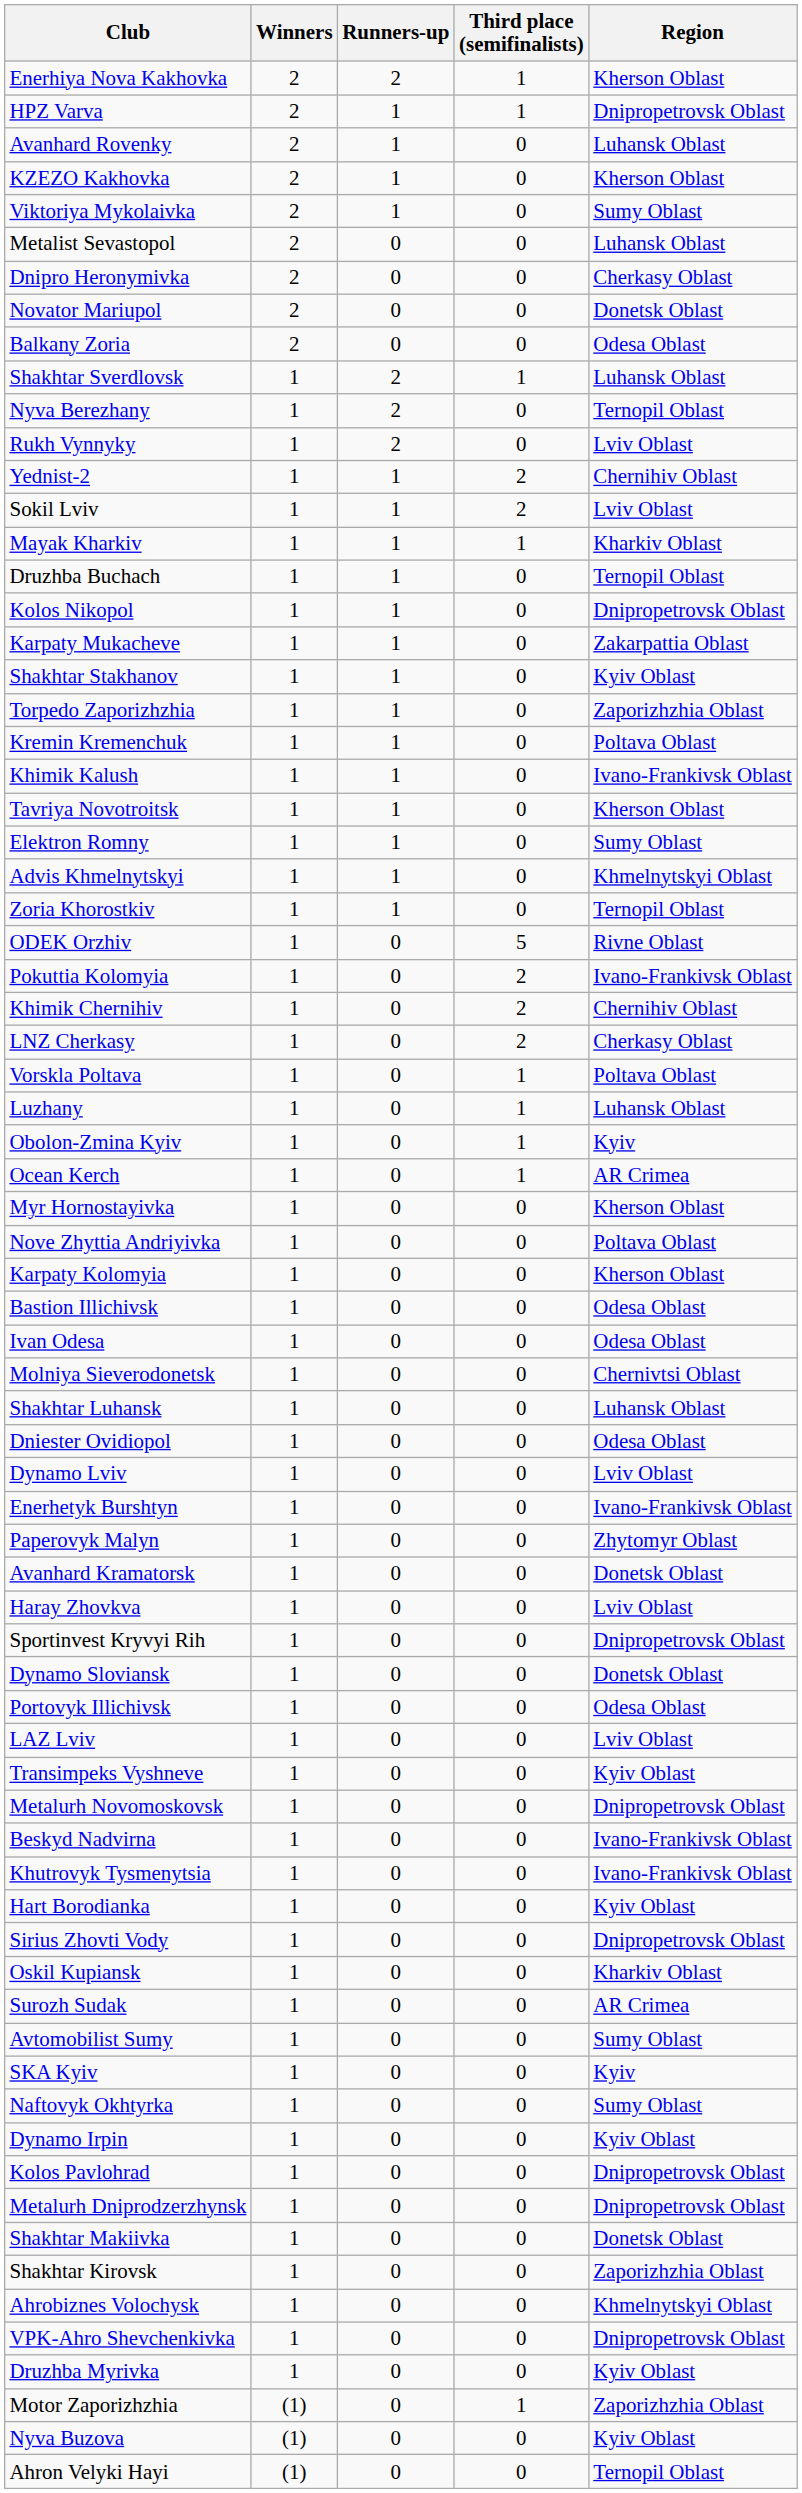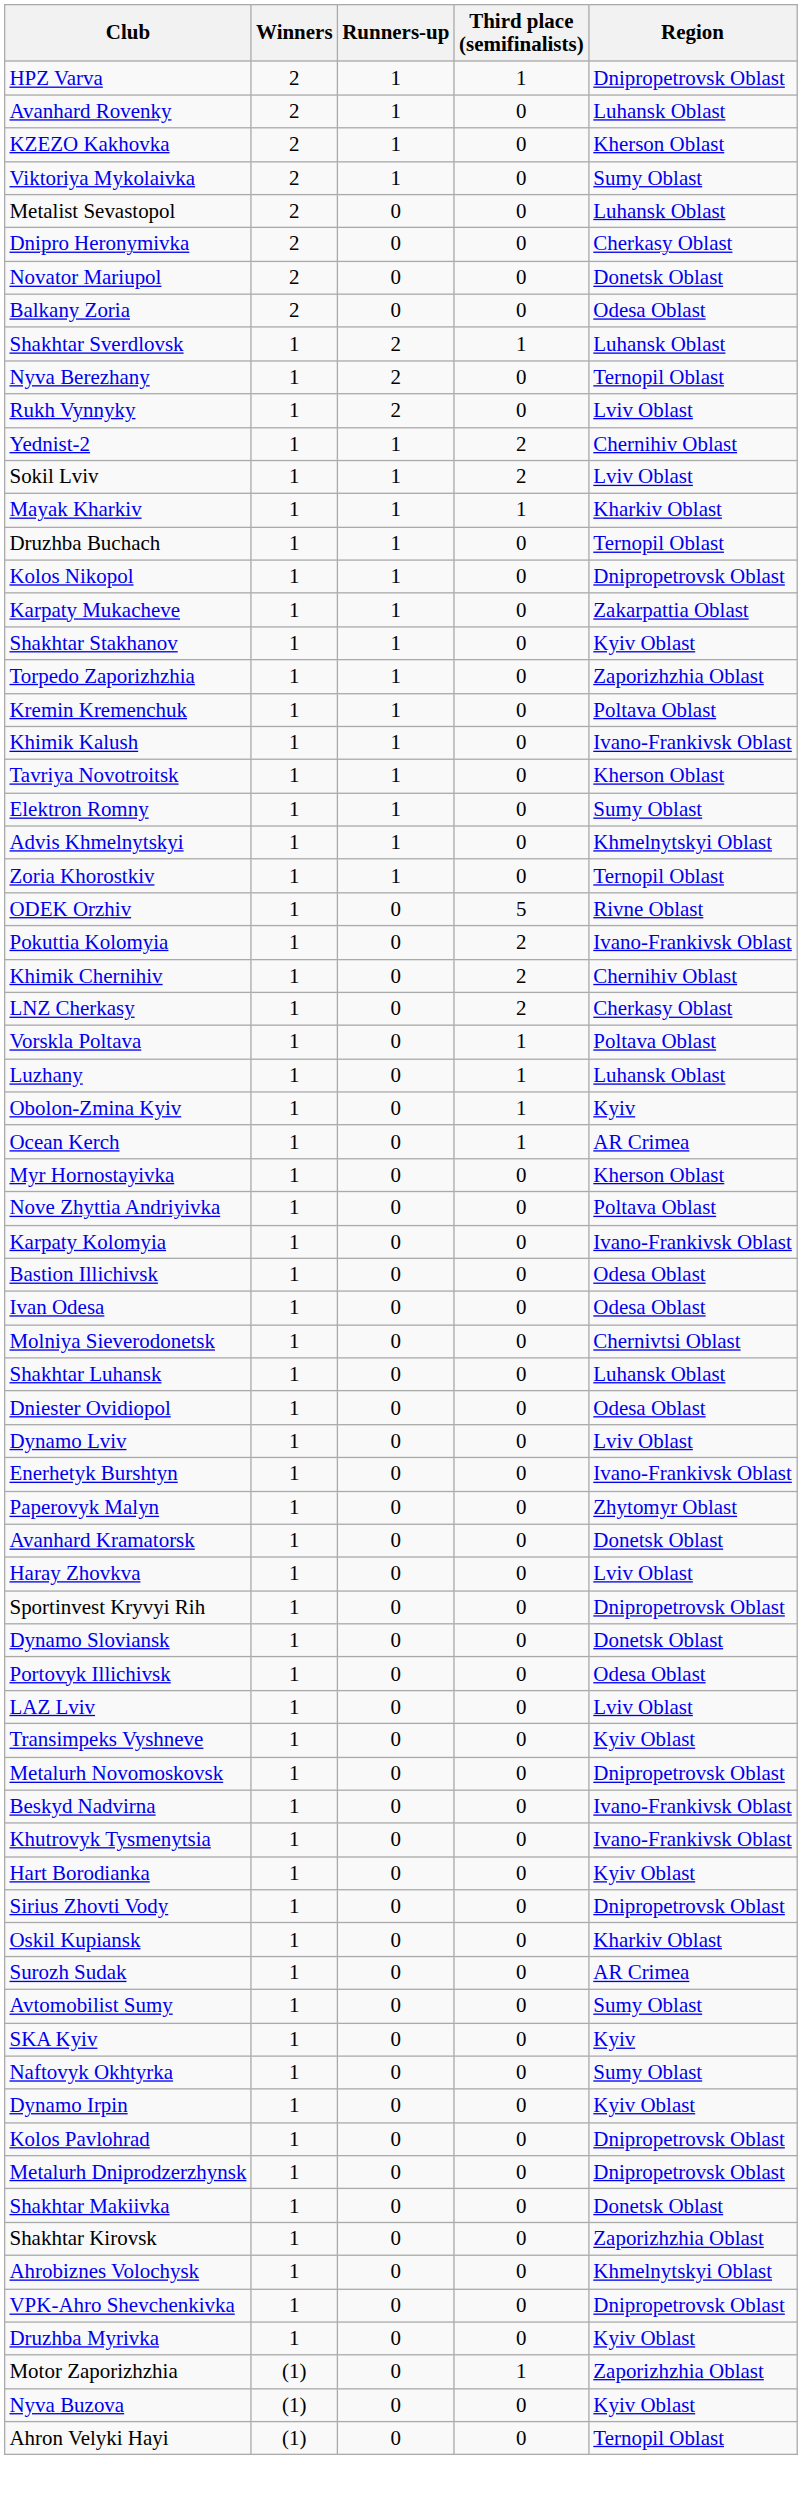- row: (118, 77)
(659, 1274) Kherson Oblast -> (693, 1241) Ivano-Frankivsk Oblast
